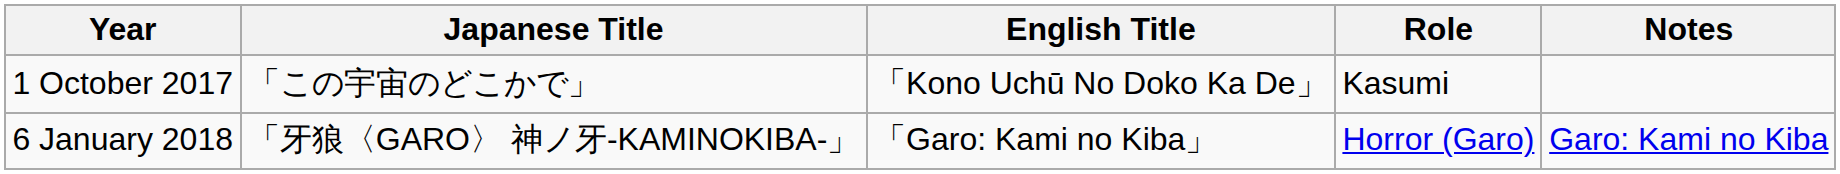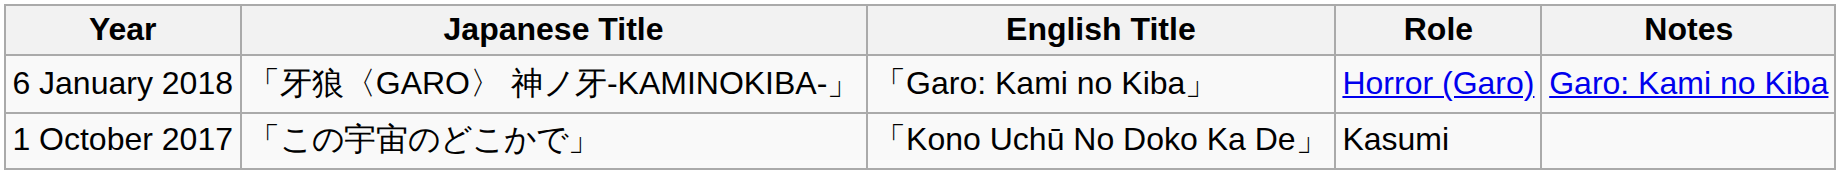rows swapped: (123, 83) <-> (123, 140)
